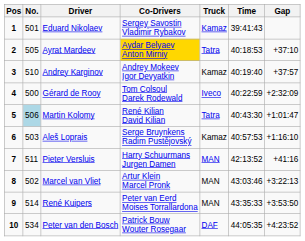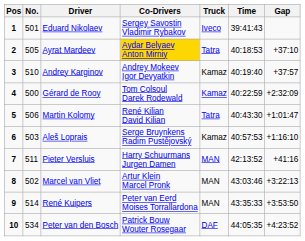(214, 28) Kamaz -> (211, 28) Iveco
(211, 93) Iveco -> (214, 93) Kamaz
(32, 115) lightblue background -> (32, 115) no background
